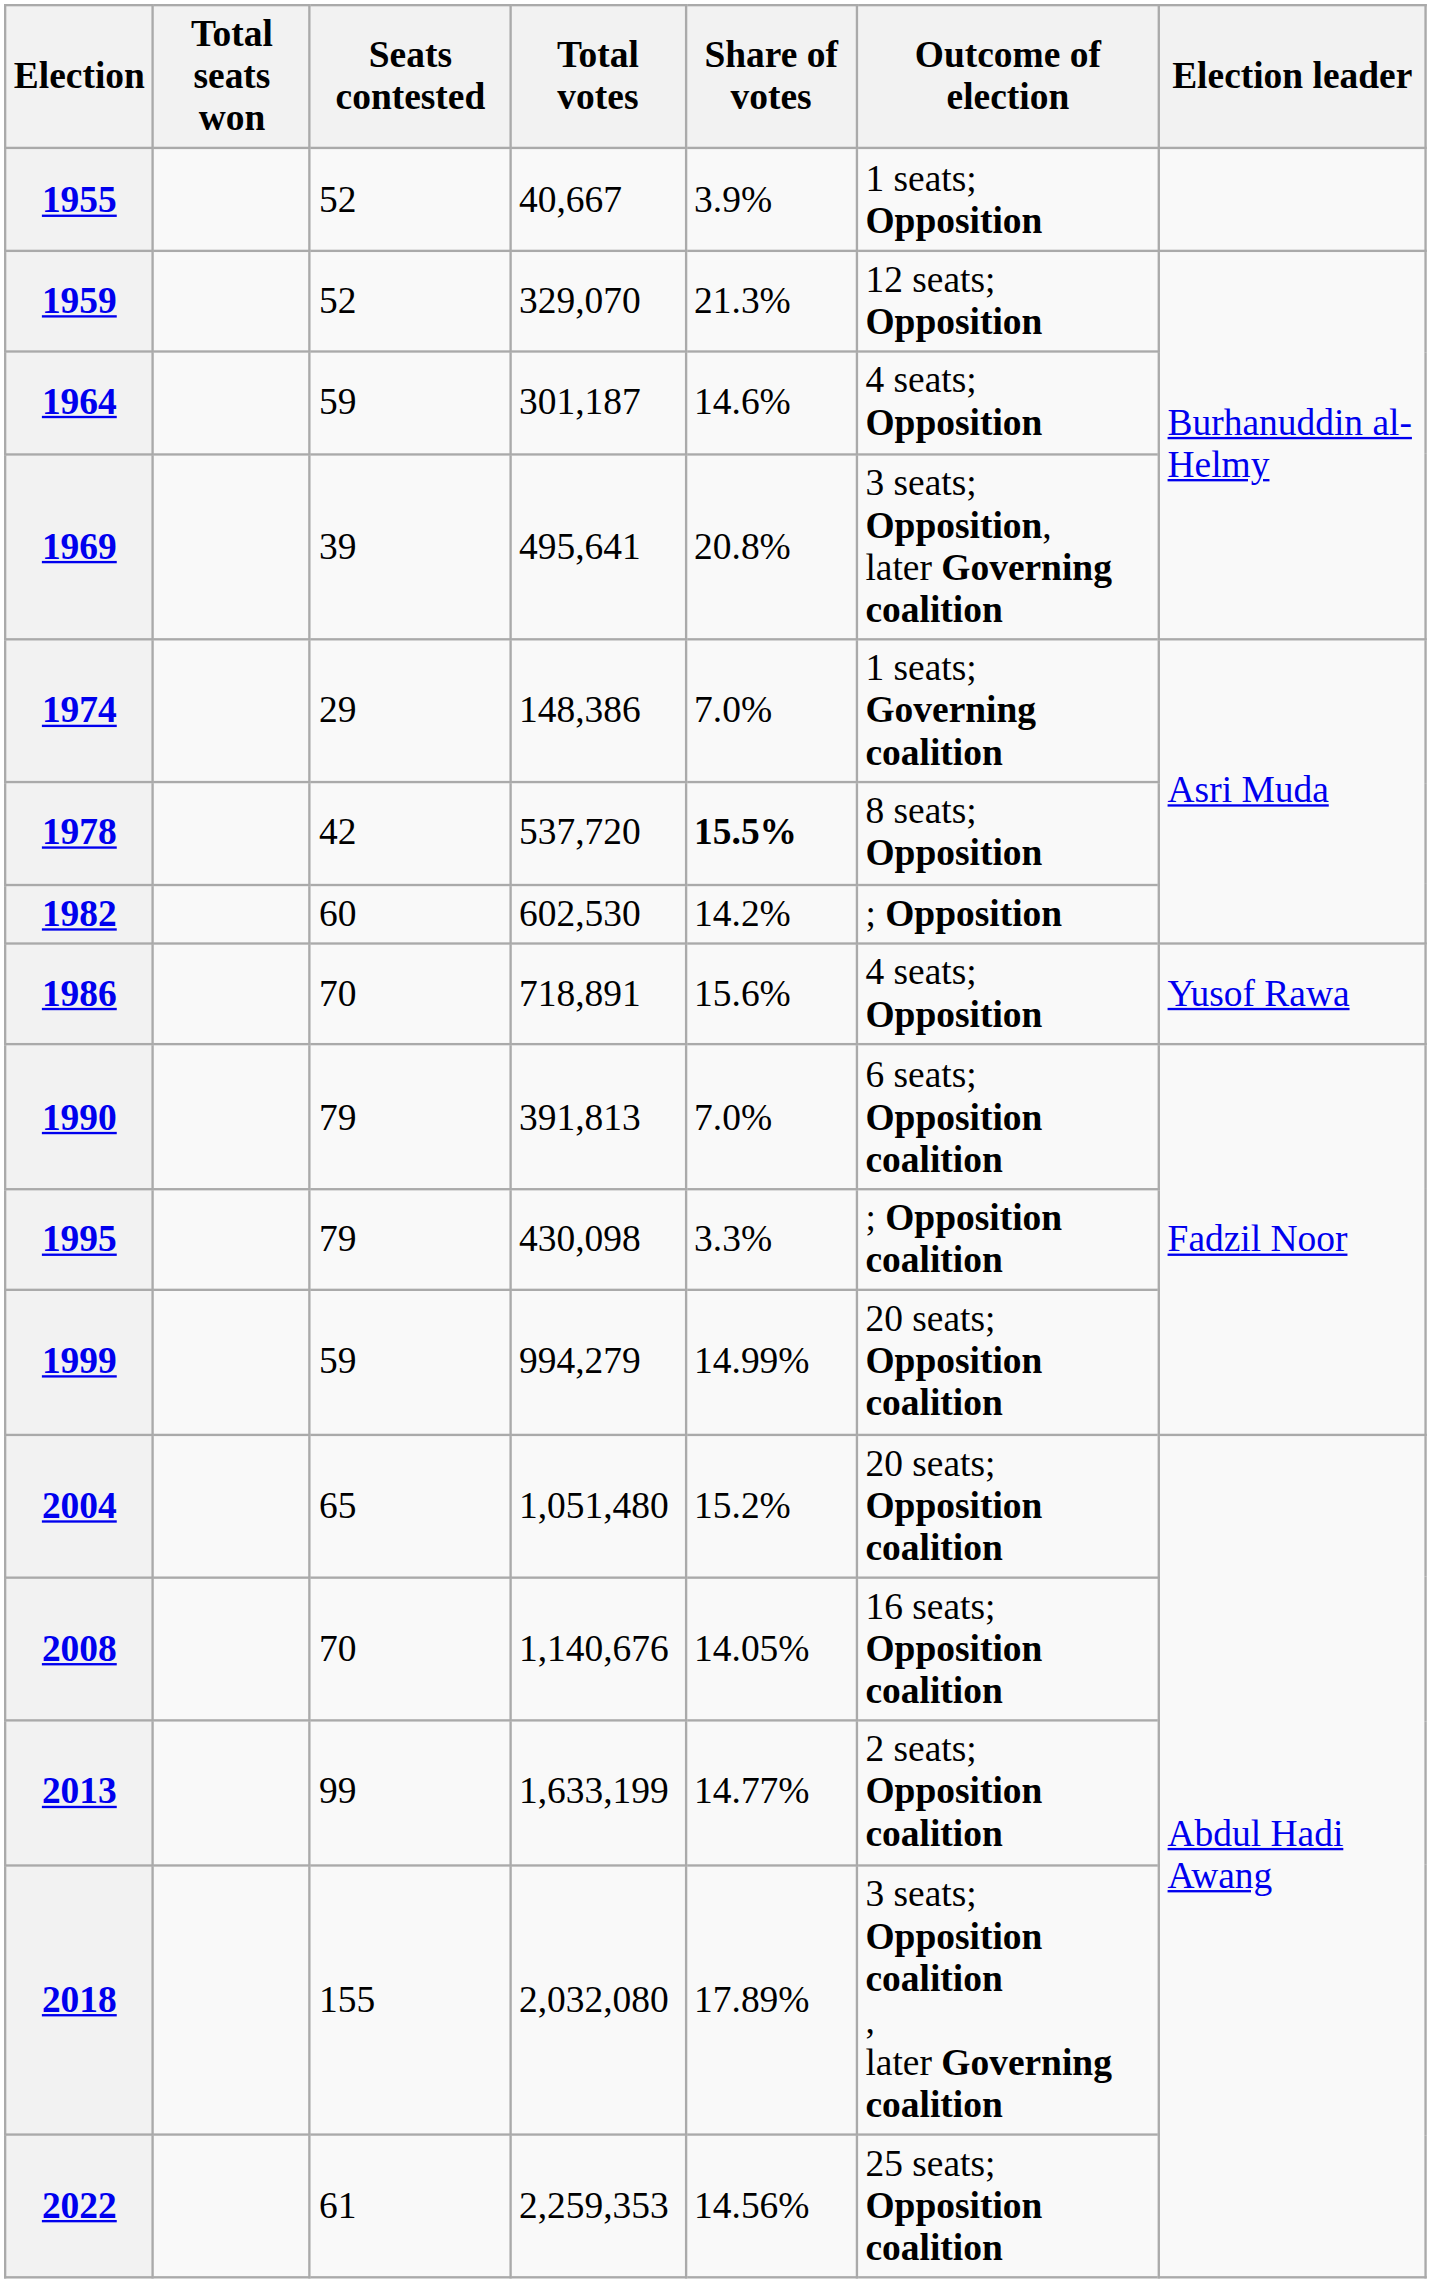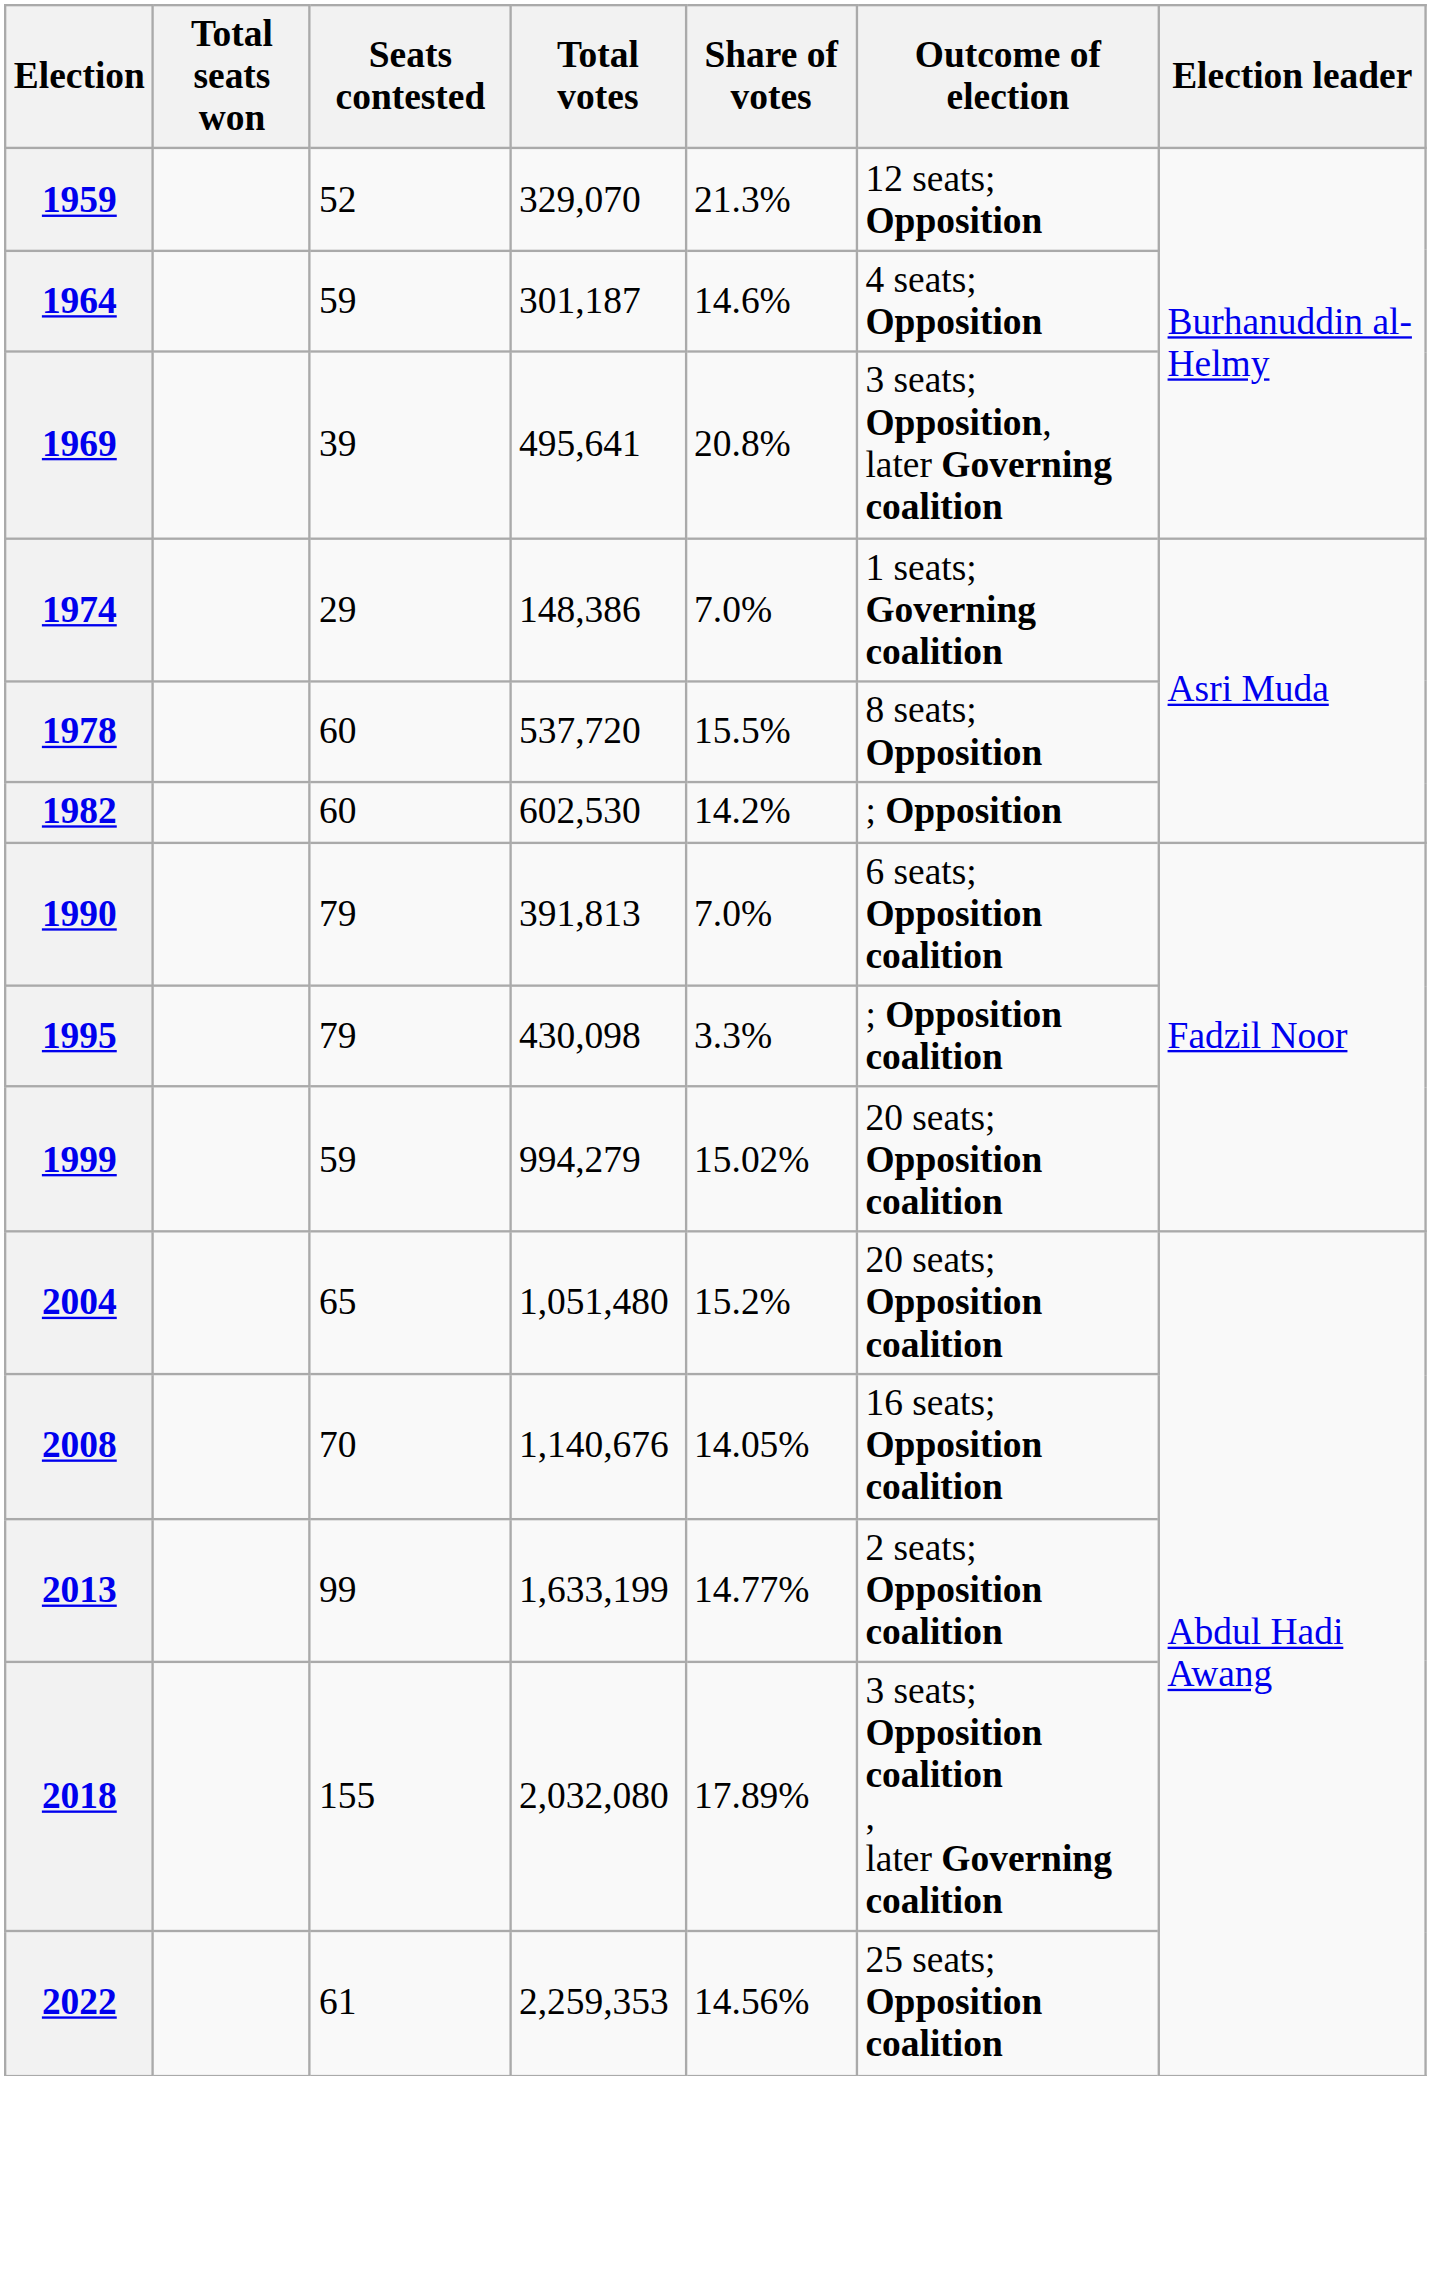- row: (79, 198)
(338, 832) 42 -> (338, 731) 60
(746, 832) bold -> (742, 731) normal
- row: (79, 993)
(752, 1361) 14.99% -> (752, 1158) 15.02%
